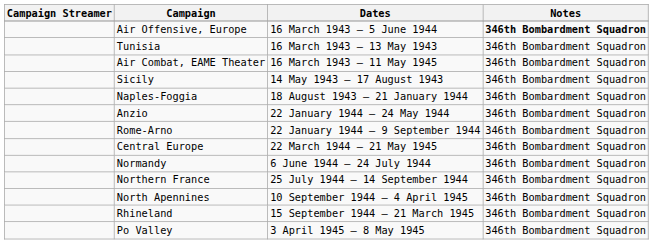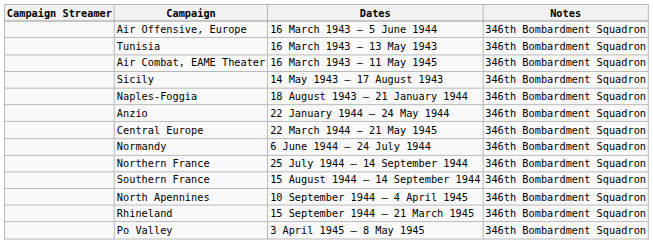(566, 30) bold -> (566, 30) normal
- row: (145, 130)
+ row: (163, 180)
